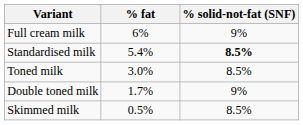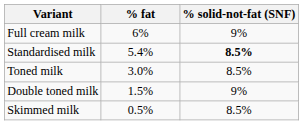(140, 91) 1.7% -> (140, 91) 1.5%
